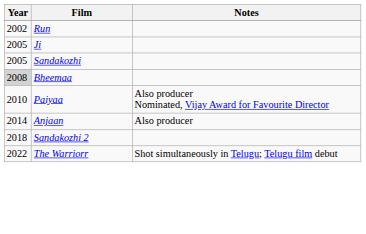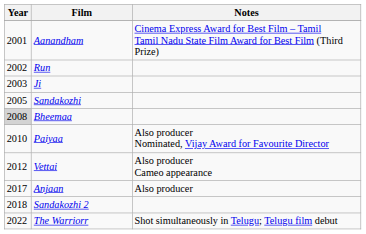+ row: (59, 40)
(17, 45) 2005 -> (17, 84) 2003
+ row: (45, 166)
(17, 121) 2014 -> (17, 188) 2017
